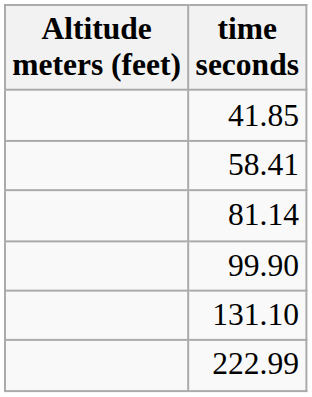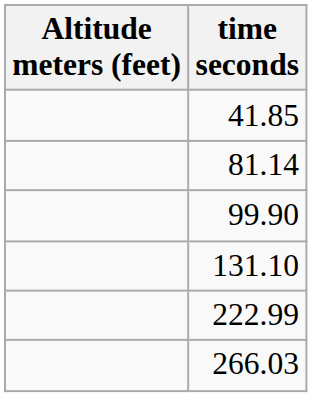- row: (263, 164)
+ row: (256, 364)
